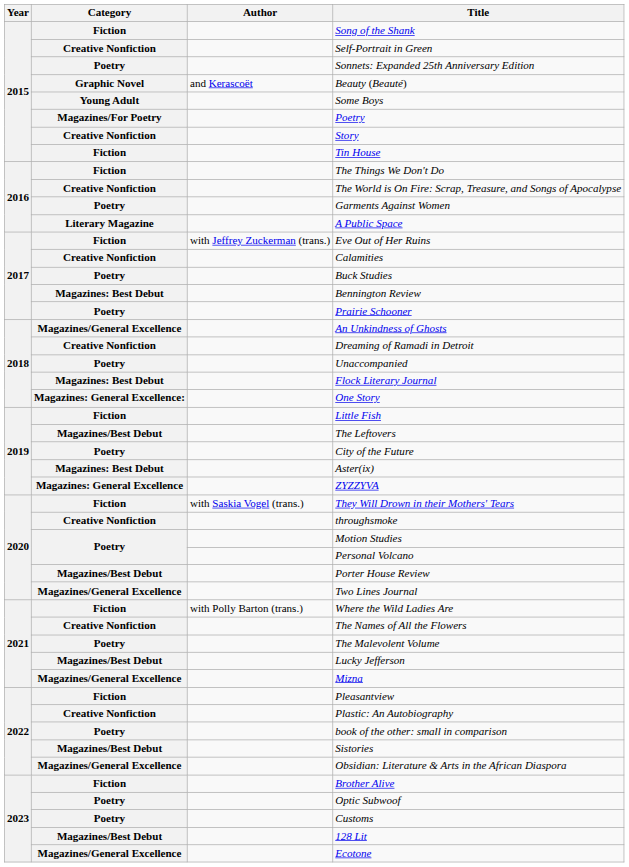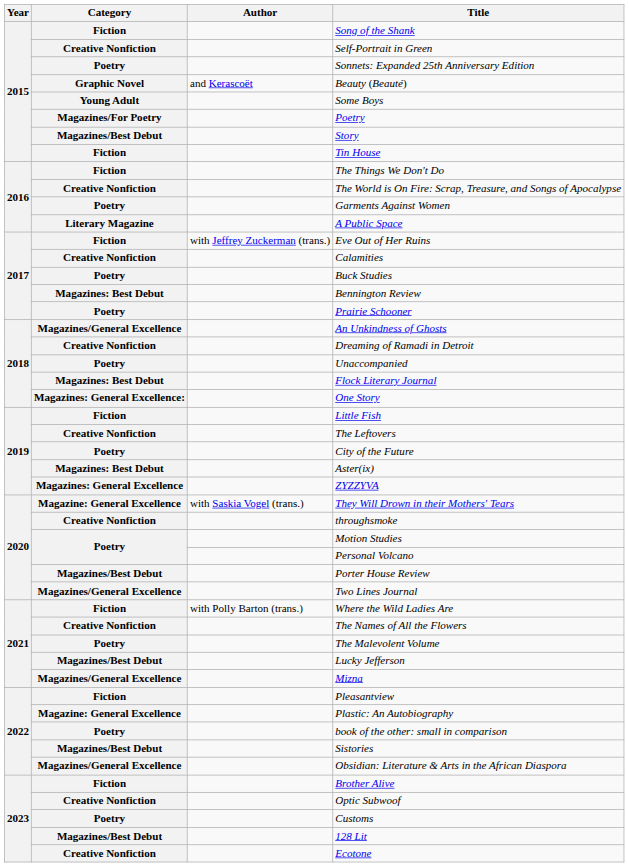(109, 135) Creative Nonfiction -> (109, 135) Magazines/Best Debut
(109, 433) Magazines/Best Debut -> (109, 433) Creative Nonfiction
(109, 503) Fiction -> (109, 503) Magazine: General Excellence
(109, 713) Creative Nonfiction -> (109, 713) Magazine: General Excellence
(109, 801) Poetry -> (109, 801) Creative Nonfiction
(109, 853) Magazines/General Excellence -> (109, 853) Creative Nonfiction
